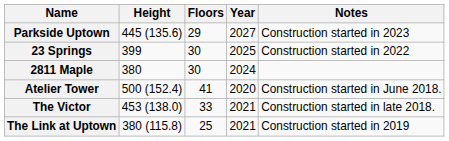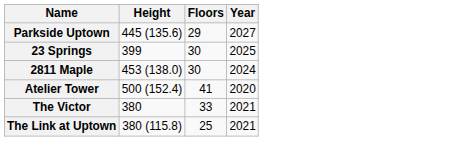- column: (351, 13)
(132, 70) 380 -> (152, 70) 453 (138.0)
(152, 107) 453 (138.0) -> (132, 107) 380
